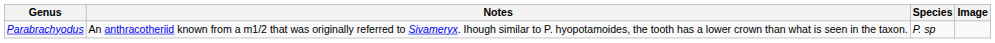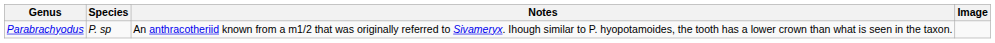columns swapped: (933, 12) <-> (498, 12)
